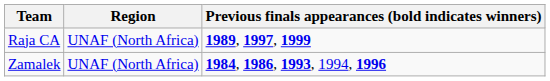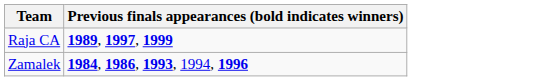- column: (133, 16)
